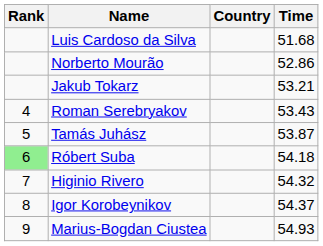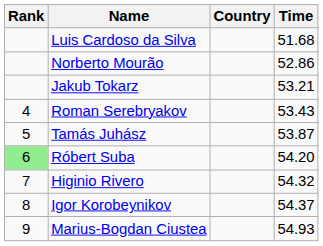(296, 157) 54.18 -> (296, 157) 54.20
